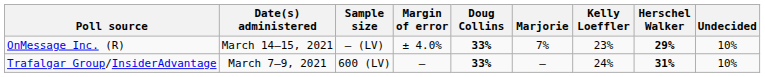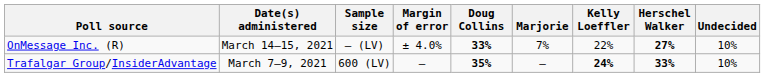(604, 45) 23% -> (604, 45) 22%
(665, 45) 29% -> (665, 45) 27%
(481, 63) 33% -> (481, 63) 35%
(604, 63) normal -> (604, 63) bold
(665, 63) 31% -> (665, 63) 33%
